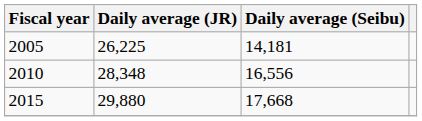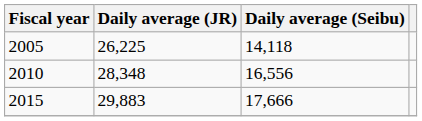(269, 45) 14,181 -> (269, 45) 14,118
(121, 101) 29,880 -> (121, 101) 29,883
(269, 101) 17,668 -> (269, 101) 17,666
